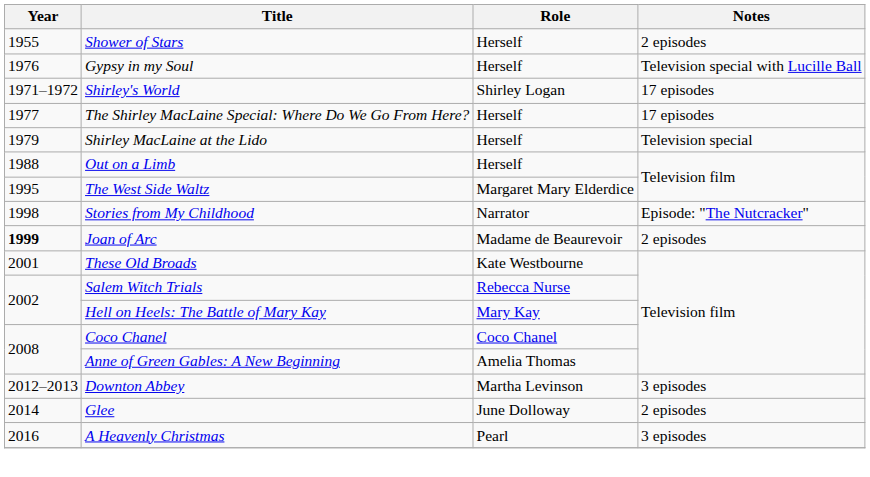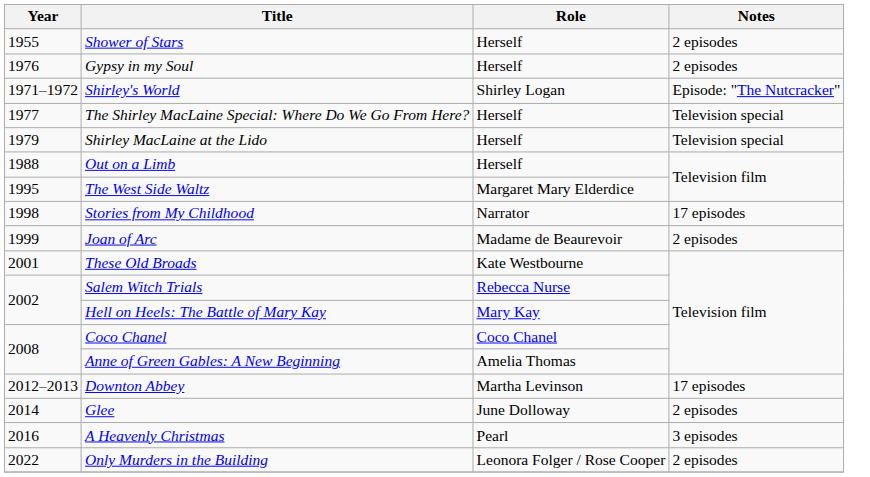(751, 66) Television special with Lucille Ball -> (705, 66) 2 episodes
(678, 90) 17 episodes -> (756, 90) Episode: "The Nutcracker"
(678, 115) 17 episodes -> (728, 115) Television special
(725, 213) Episode: "The Nutcracker" -> (709, 213) 17 episodes
(24, 238) bold -> (24, 238) normal
(674, 386) 3 episodes -> (709, 386) 17 episodes
+ row: (177, 459)
